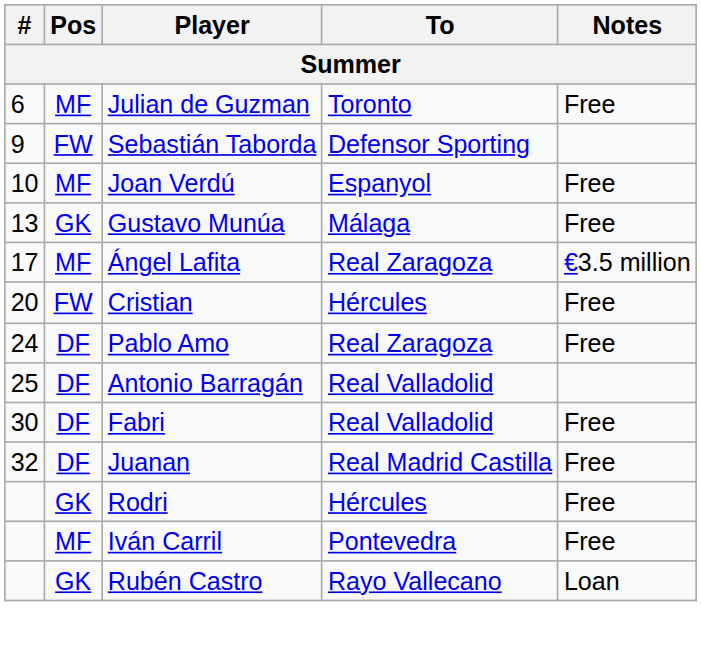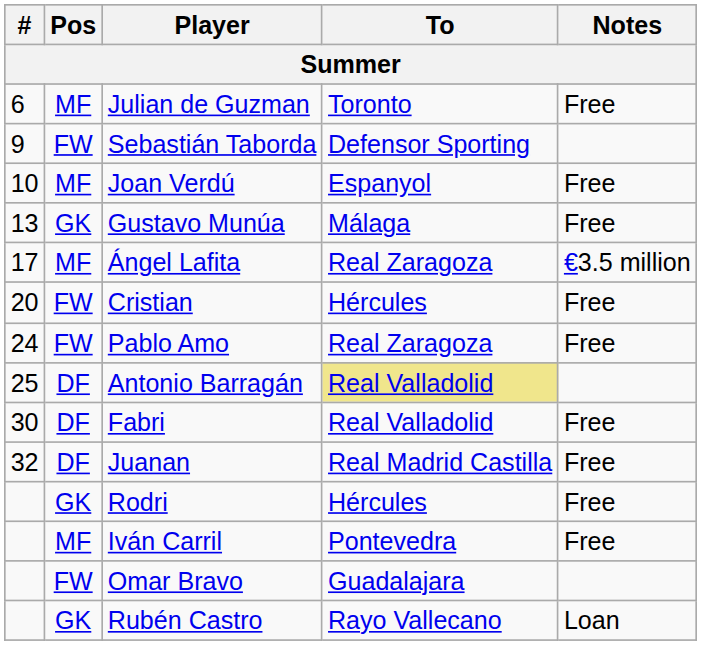(73, 342) DF -> (73, 342) FW
(411, 382) no background -> (411, 382) khaki background
+ row: (175, 581)
